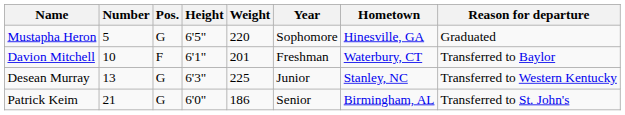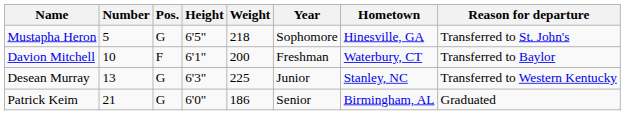(240, 36) 220 -> (240, 36) 218
(468, 36) Graduated -> (505, 36) Transferred to St. John's
(240, 57) 201 -> (240, 57) 200
(505, 99) Transferred to St. John's -> (468, 99) Graduated
